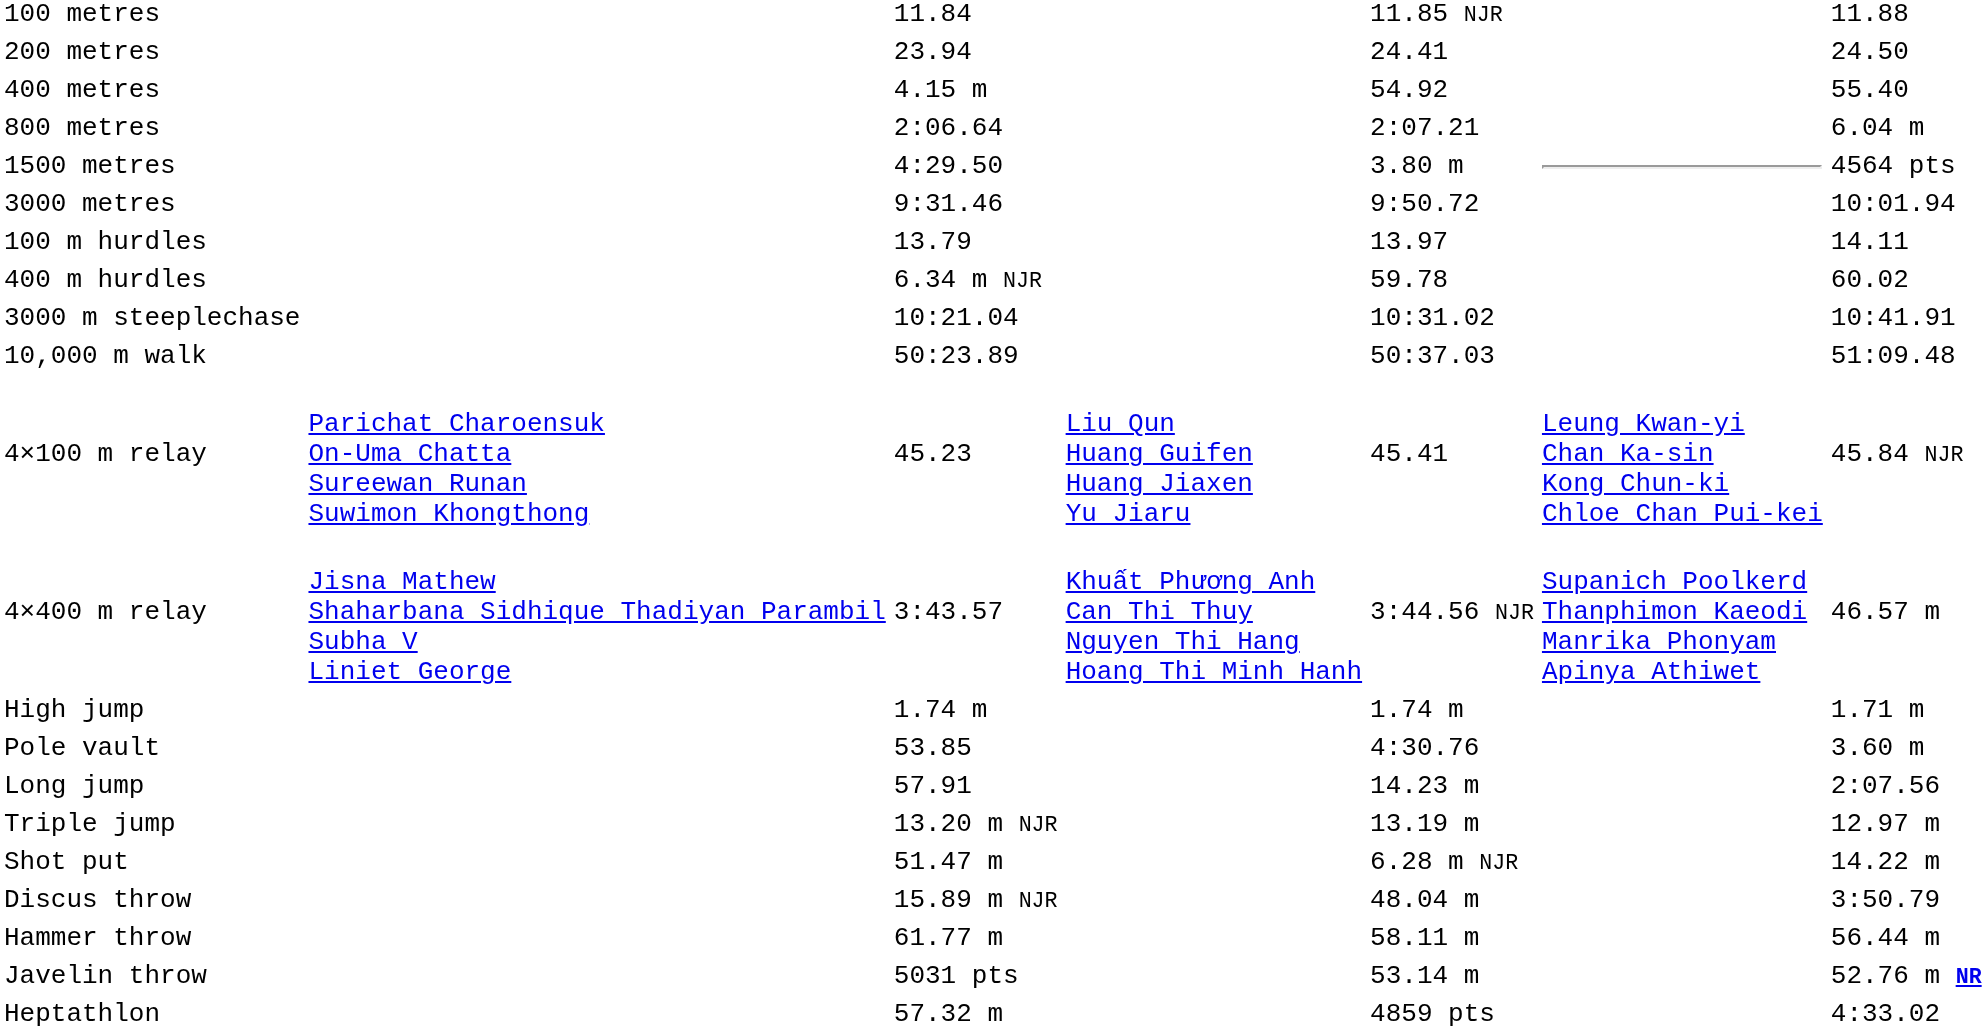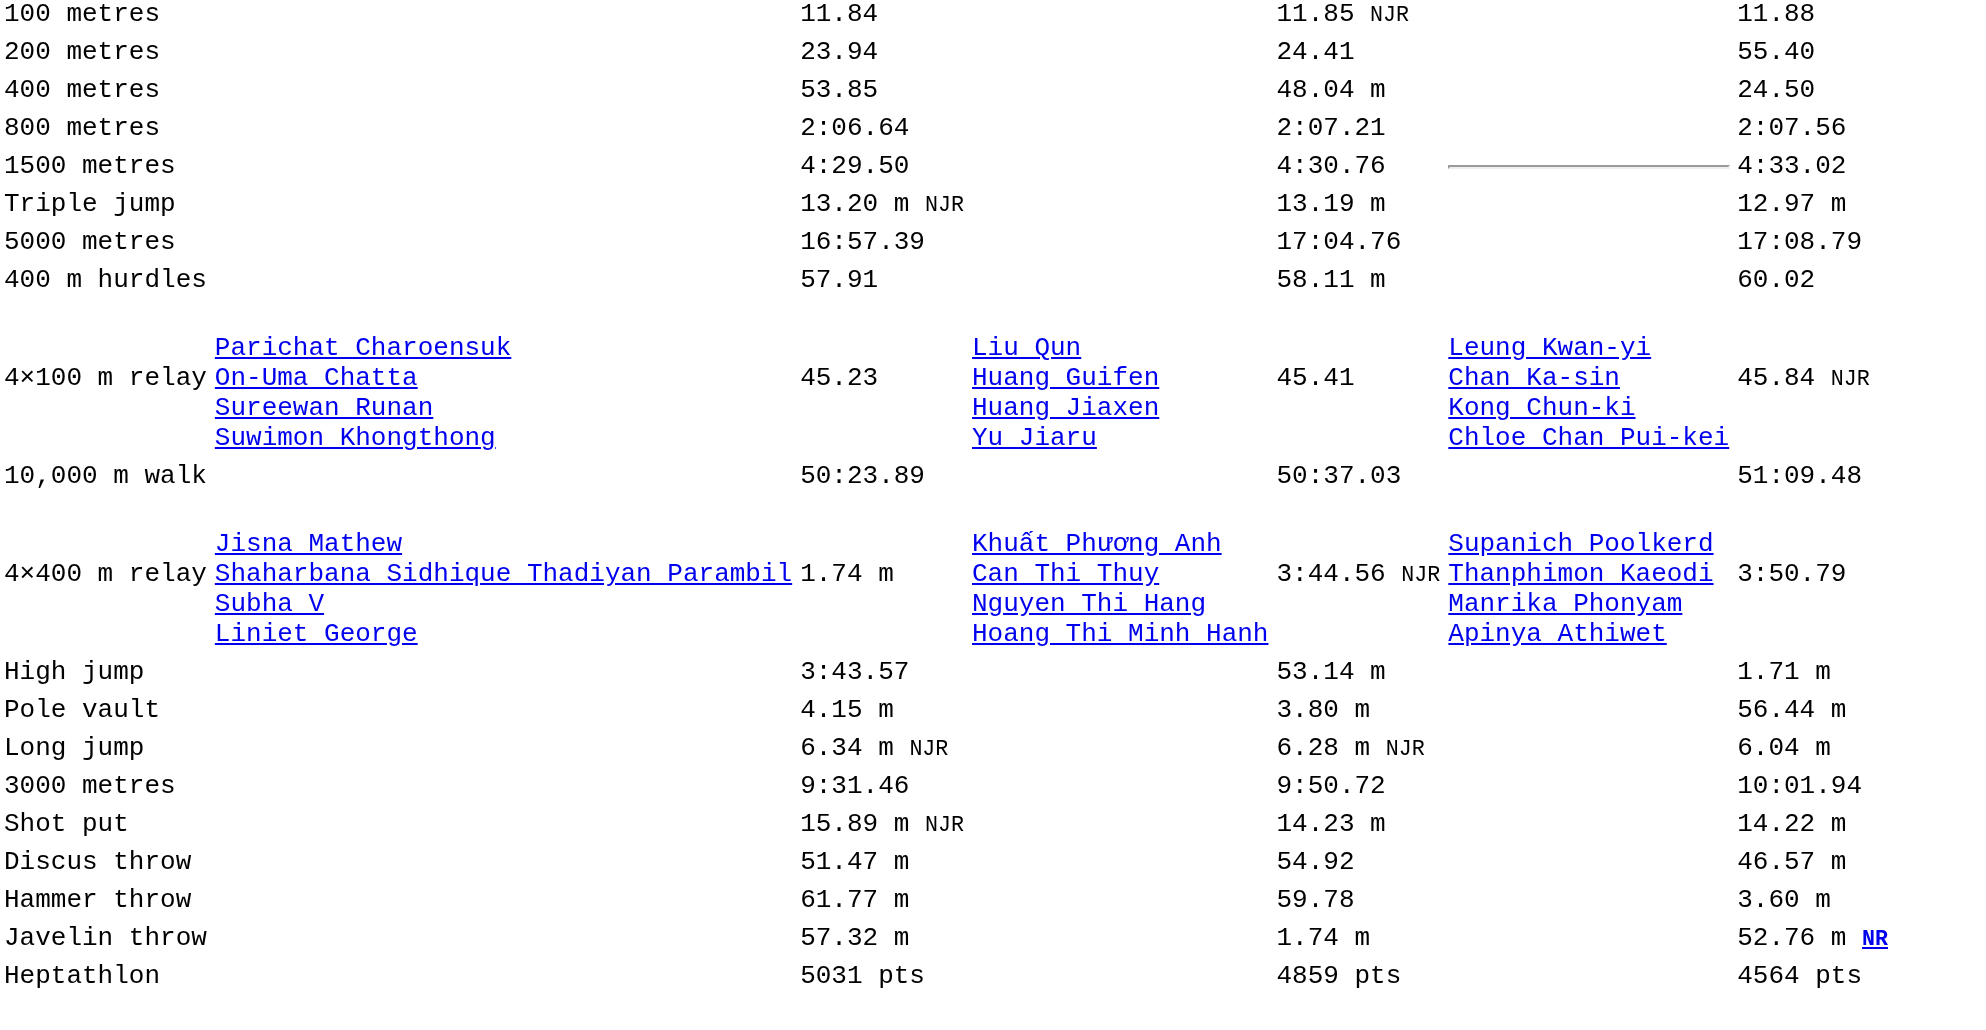(1870, 52) 24.50 -> (1776, 52) 55.40
(941, 90) 4.15 m -> (839, 90) 53.85
(1409, 90) 54.92 -> (1331, 90) 48.04 m
(1870, 90) 55.40 -> (1776, 90) 24.50
(1878, 128) 6.04 m -> (1792, 128) 2:07.56
(1417, 166) 3.80 m -> (1331, 166) 4:30.76
(1893, 166) 4564 pts -> (1792, 166) 4:33.02
rows swapped: (90, 204) <-> (90, 824)
+ row: (90, 242)
- row: (105, 242)
(968, 280) 6.34 m NJR -> (839, 280) 57.91
(1409, 280) 59.78 -> (1331, 280) 58.11 m
- row: (152, 318)
rows swapped: (105, 356) <-> (105, 454)
(948, 612) 3:43.57 -> (847, 574) 1.74 m
(1885, 612) 46.57 m -> (1792, 574) 3:50.79
(941, 710) 1.74 m -> (855, 672) 3:43.57
(1417, 710) 1.74 m -> (1331, 672) 53.14 m
(933, 748) 53.85 -> (847, 710) 4.15 m
(1425, 748) 4:30.76 -> (1323, 710) 3.80 m
(1878, 748) 3.60 m -> (1792, 710) 56.44 m
(933, 786) 57.91 -> (874, 748) 6.34 m NJR
(1425, 786) 14.23 m -> (1351, 748) 6.28 m NJR
(1885, 786) 2:07.56 -> (1784, 748) 6.04 m
(948, 862) 51.47 m -> (882, 824) 15.89 m NJR
(1444, 862) 6.28 m NJR -> (1331, 824) 14.23 m
(976, 900) 15.89 m NJR -> (855, 862) 51.47 m
(1425, 900) 48.04 m -> (1315, 862) 54.92
(1885, 900) 3:50.79 -> (1792, 862) 46.57 m
(1425, 938) 58.11 m -> (1315, 900) 59.78
(1885, 938) 56.44 m -> (1784, 900) 3.60 m
(956, 976) 5031 pts -> (855, 938) 57.32 m
(1425, 976) 53.14 m -> (1323, 938) 1.74 m
(948, 1014) 57.32 m -> (863, 976) 5031 pts
(1885, 1014) 4:33.02 -> (1800, 976) 4564 pts
